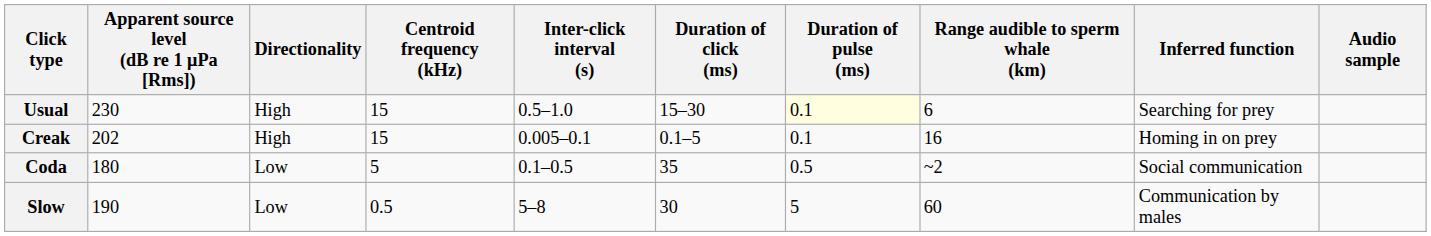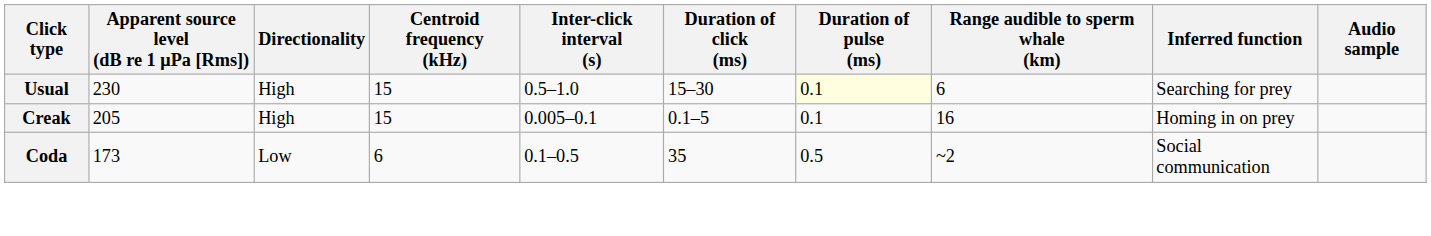(105, 138) 202 -> (106, 117) 205
(105, 167) 180 -> (106, 157) 173
(374, 167) 5 -> (378, 157) 6
- row: (46, 206)
